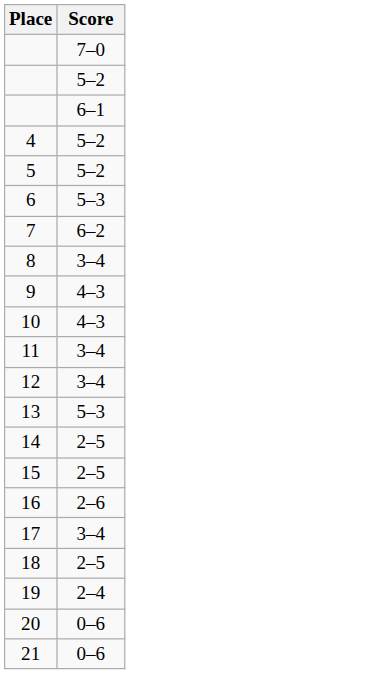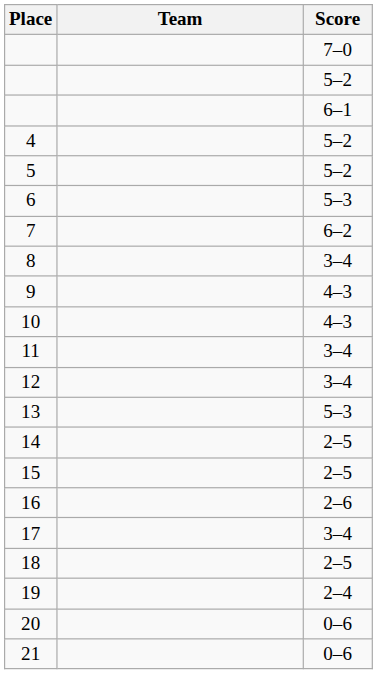+ column: (180, 19)
